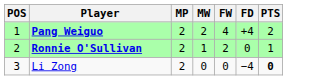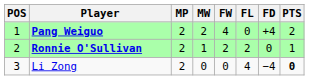+ column: (247, 13)
